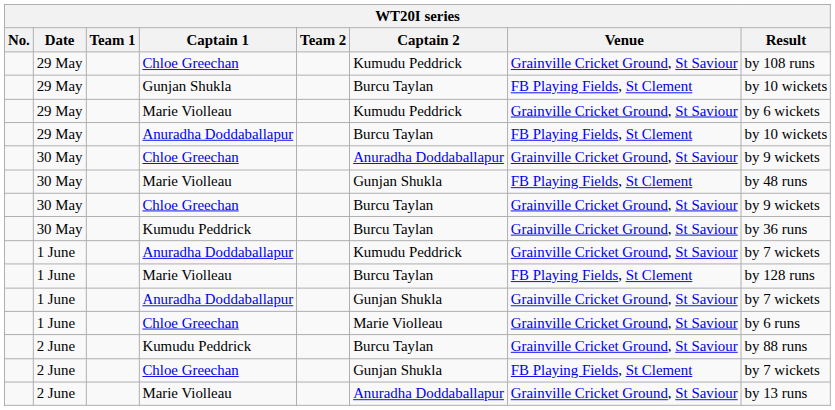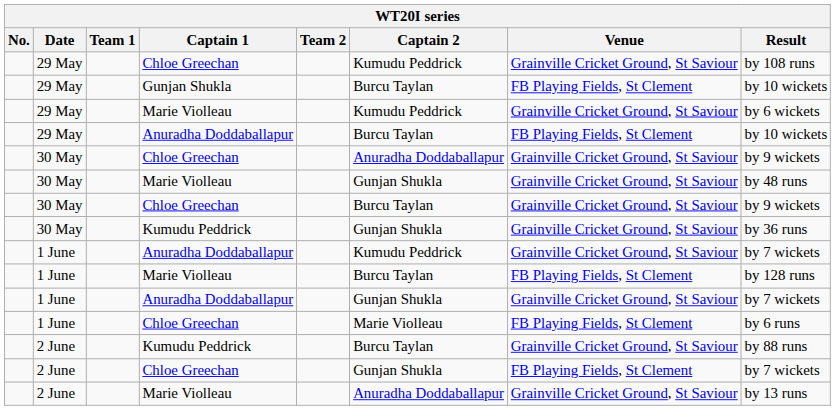(602, 181) FB Playing Fields, St Clement -> (624, 181) Grainville Cricket Ground, St Saviour
(393, 228) Burcu Taylan -> (398, 228) Gunjan Shukla
(624, 323) Grainville Cricket Ground, St Saviour -> (602, 323) FB Playing Fields, St Clement
